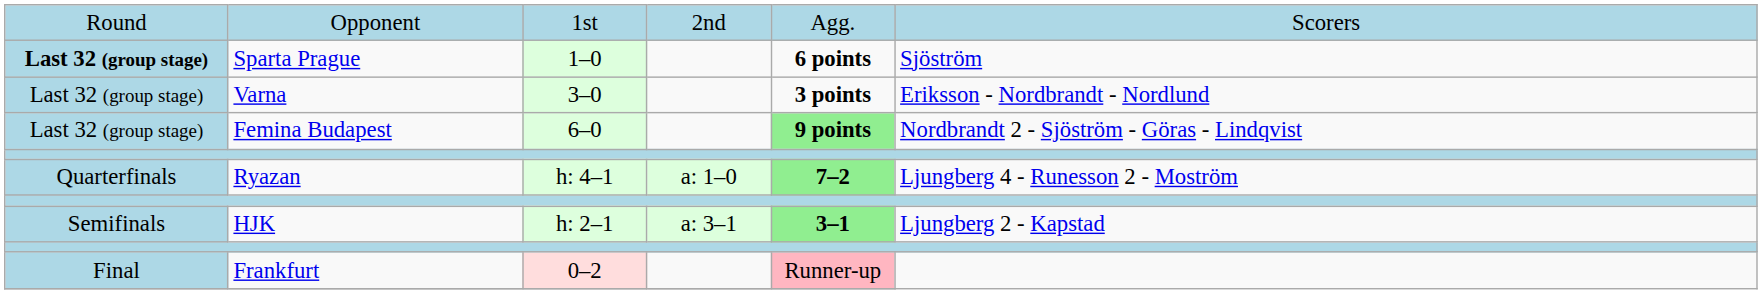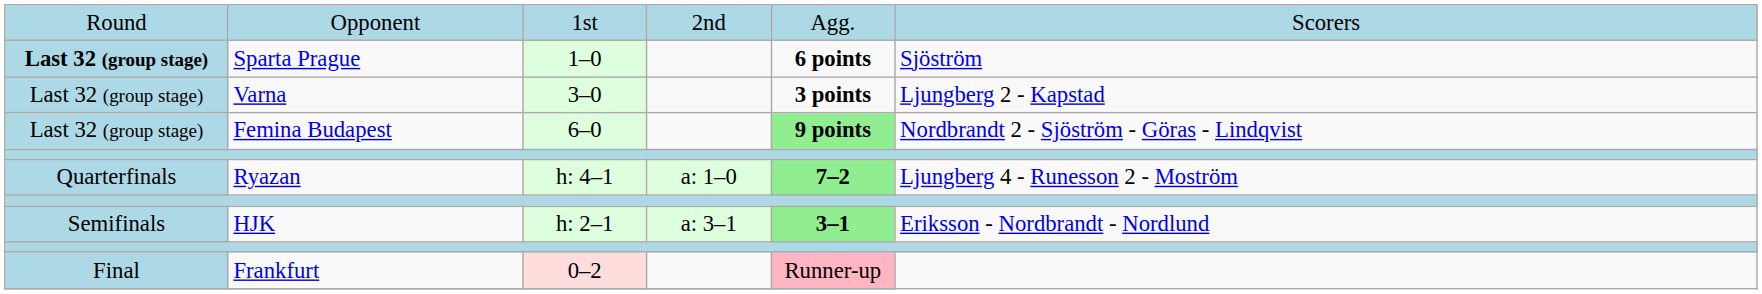(1055, 94) Eriksson - Nordbrandt - Nordlund -> (1002, 94) Ljungberg 2 - Kapstad
(1002, 223) Ljungberg 2 - Kapstad -> (1055, 223) Eriksson - Nordbrandt - Nordlund
